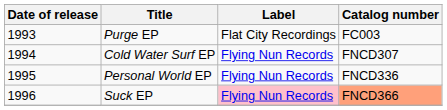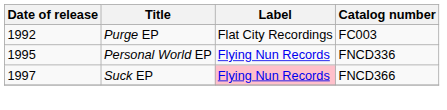(22, 35) 1993 -> (22, 35) 1992
- row: (160, 55)
(22, 96) 1996 -> (22, 75) 1997
(370, 96) lightsalmon background -> (367, 75) no background
